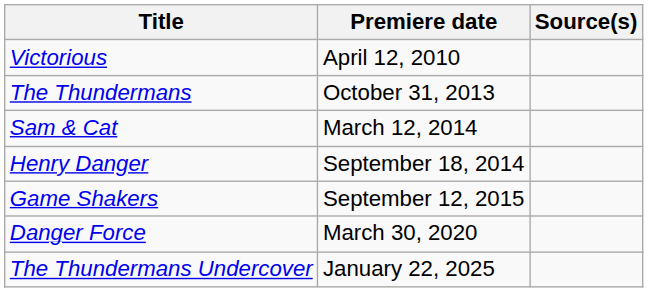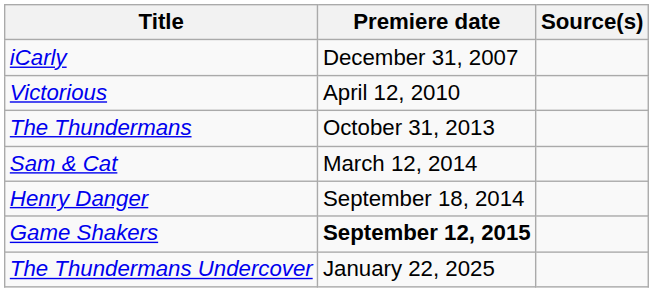+ row: (38, 57)
(424, 198) normal -> (427, 233) bold
- row: (78, 233)
